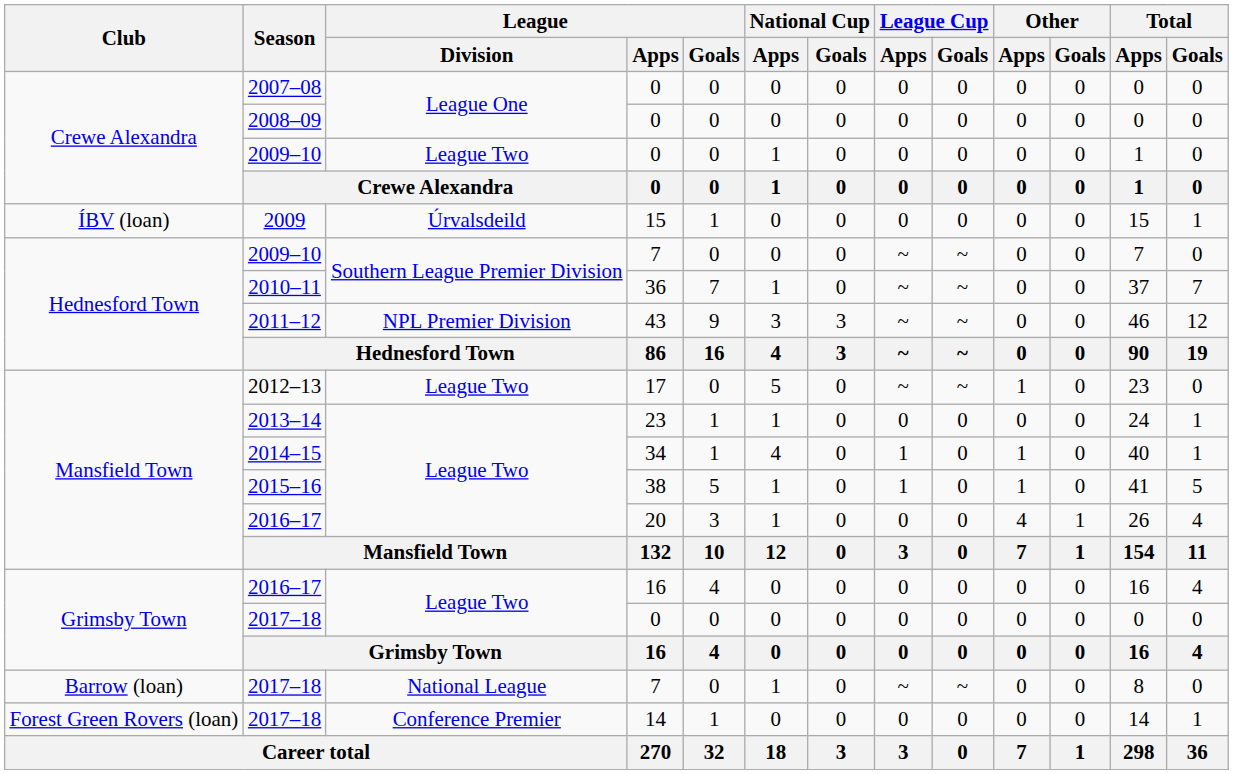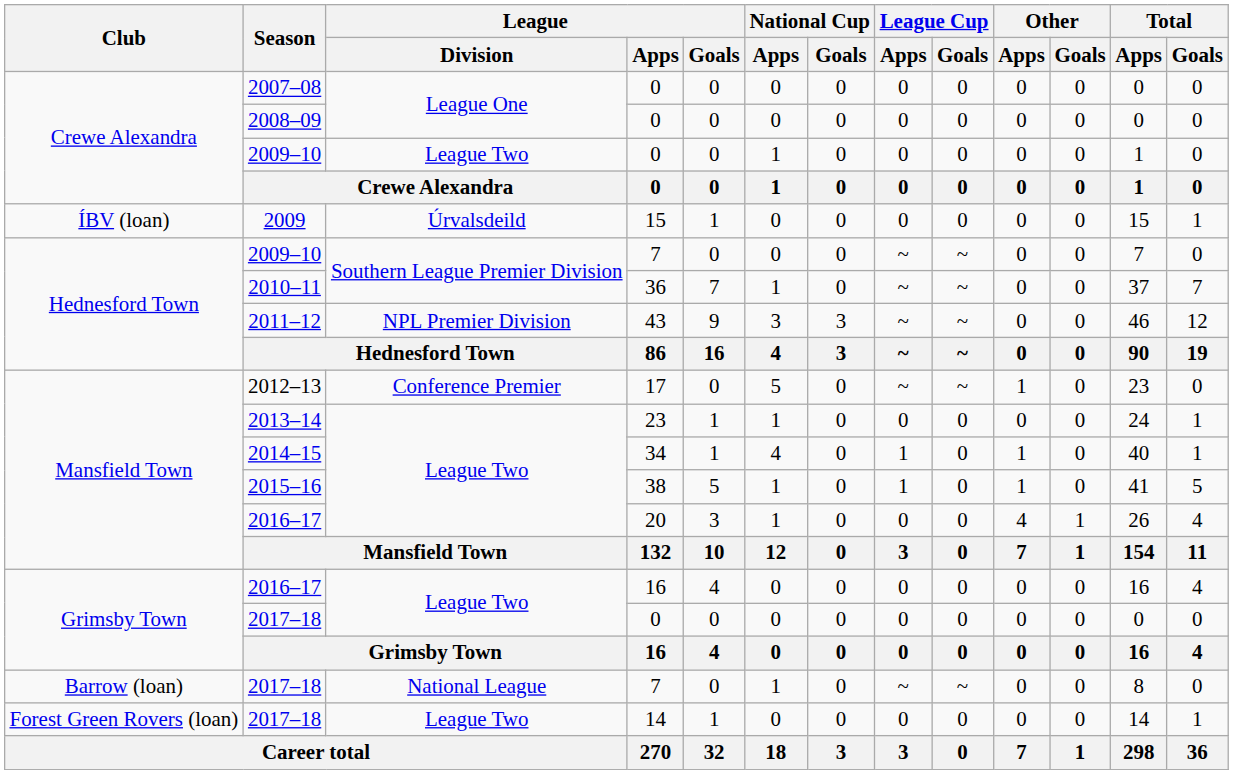(477, 386) League Two -> (477, 386) Conference Premier
(477, 719) Conference Premier -> (477, 719) League Two
